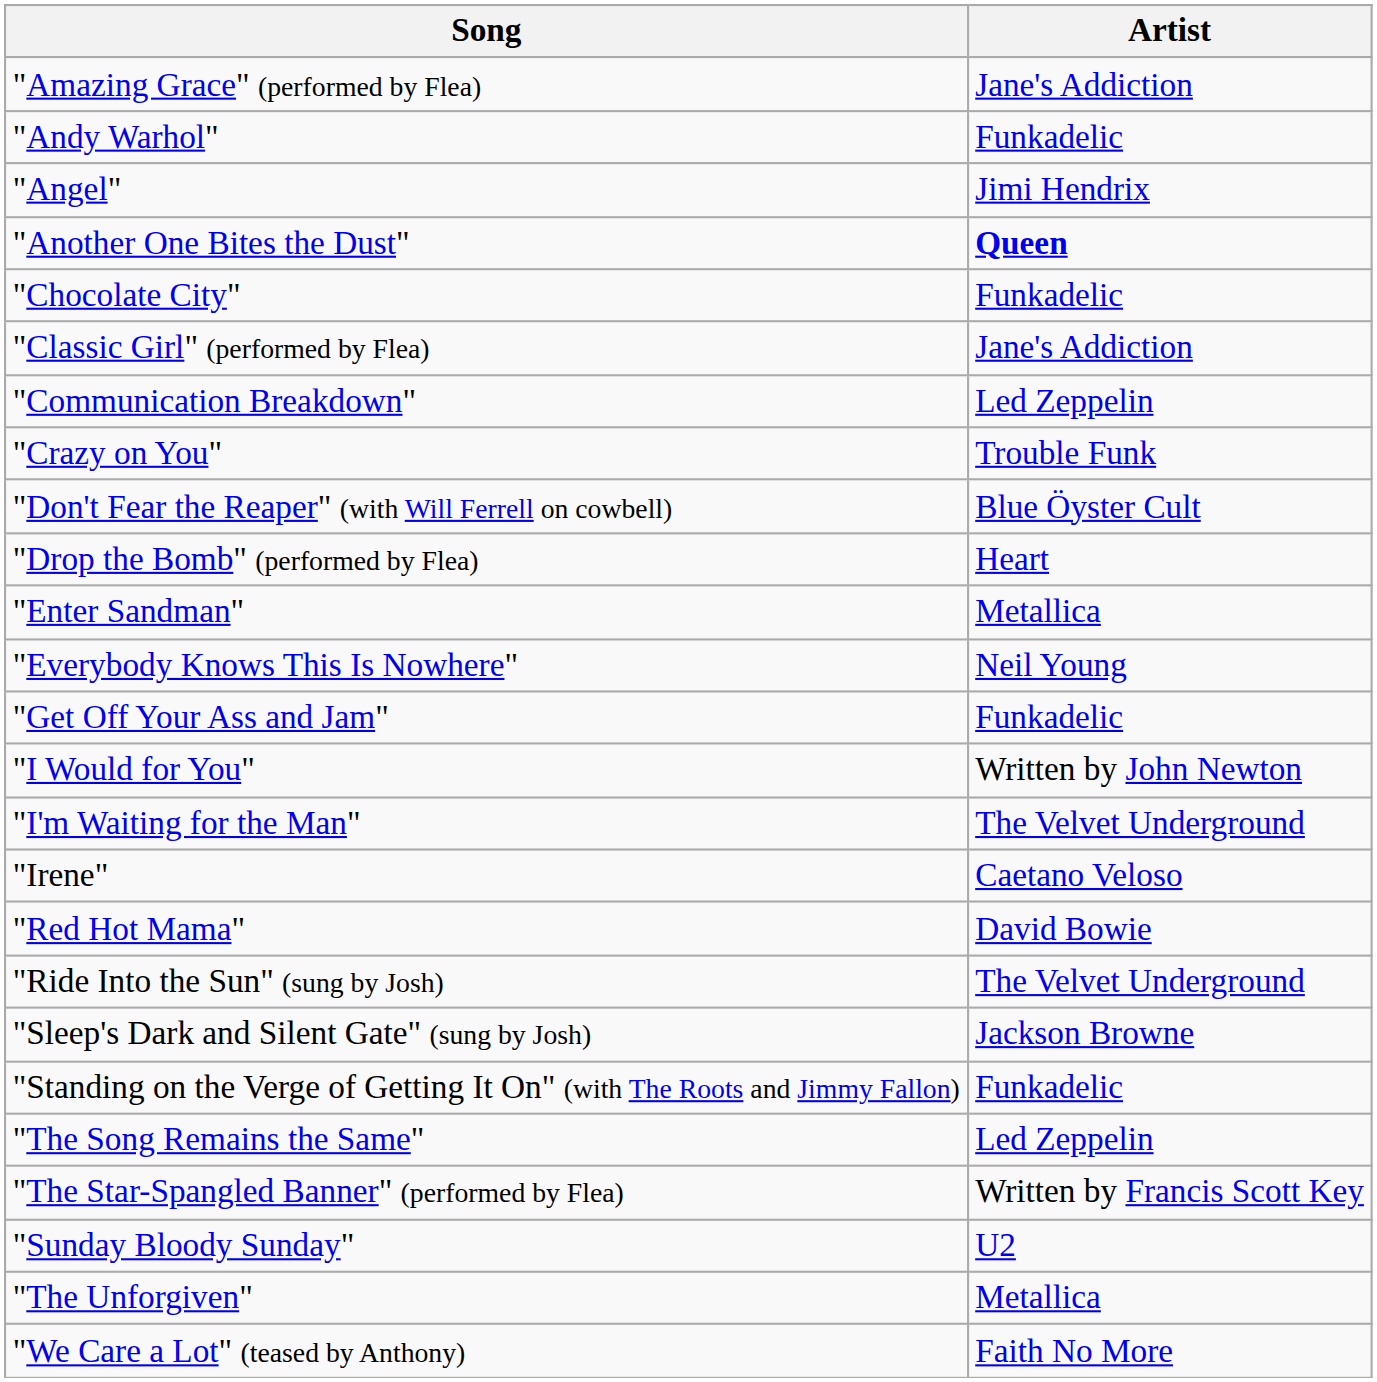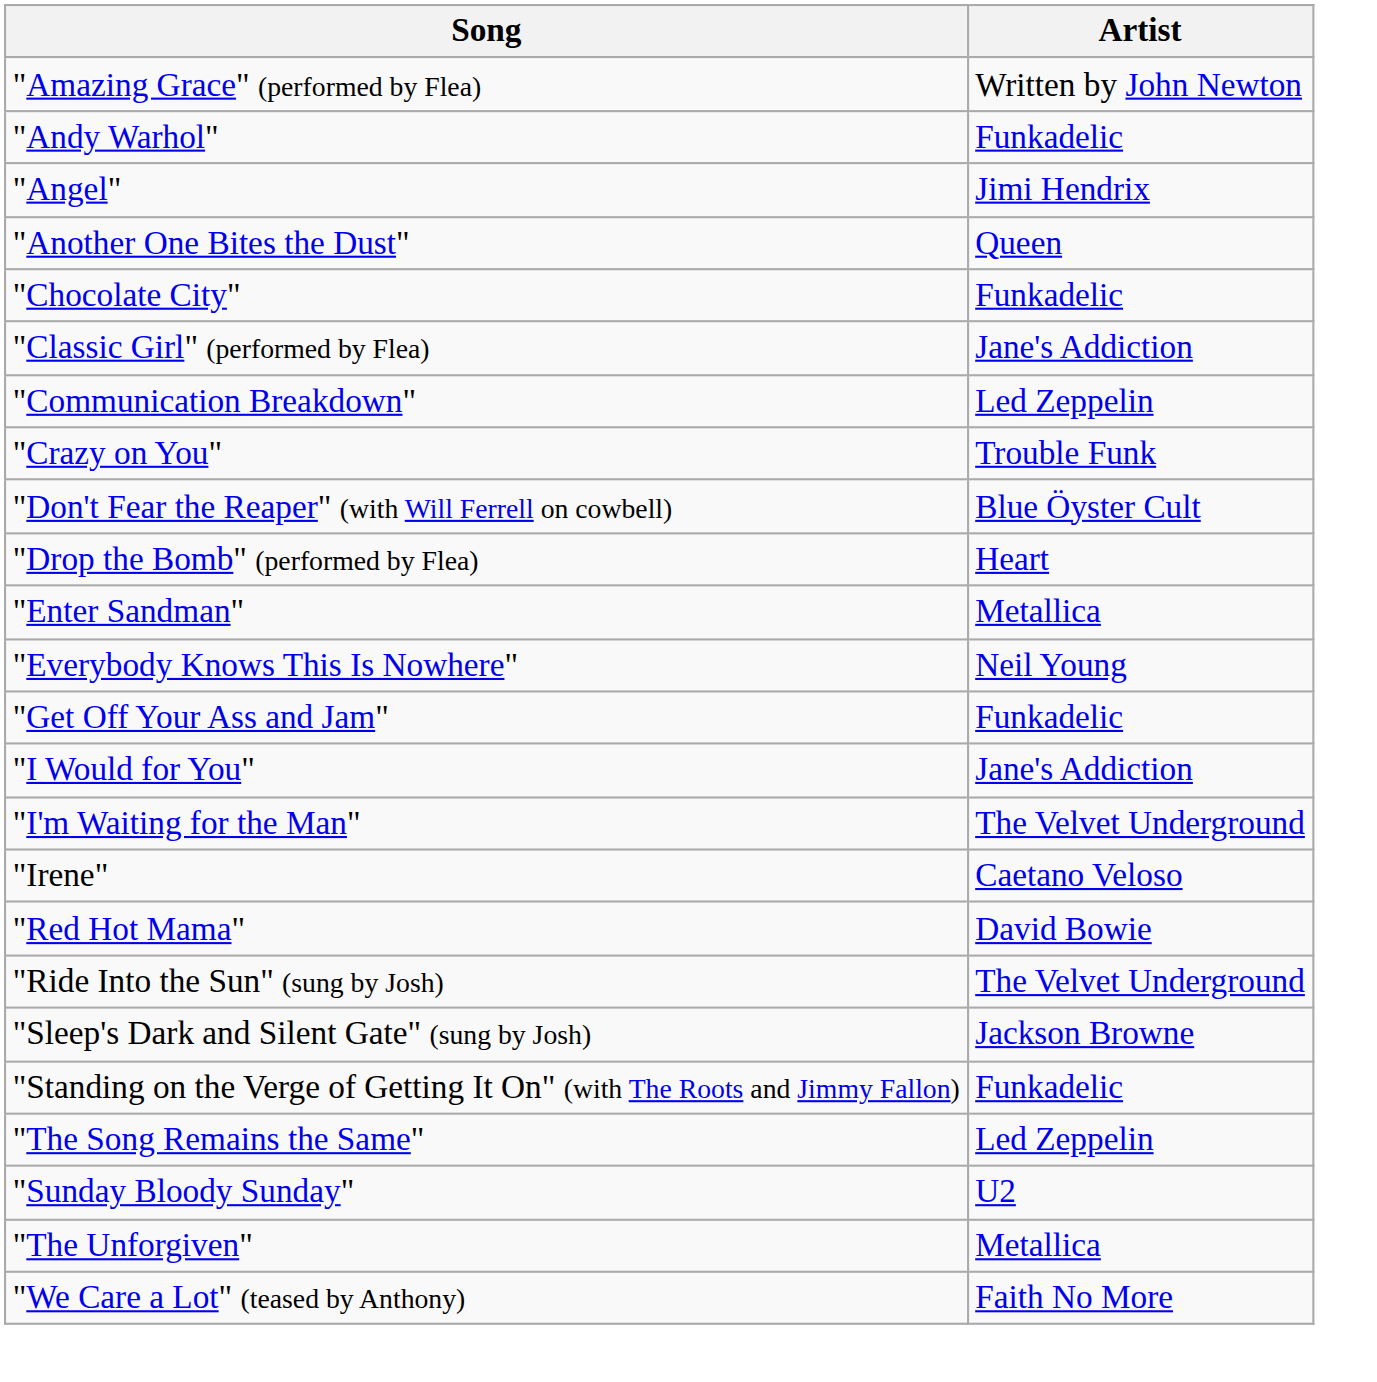(1084, 83) Jane's Addiction -> (1139, 83) Written by John Newton
(1021, 242) bold -> (1019, 242) normal
(1139, 769) Written by John Newton -> (1084, 769) Jane's Addiction
- row: (318, 1192)
